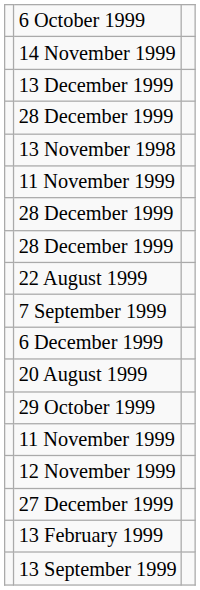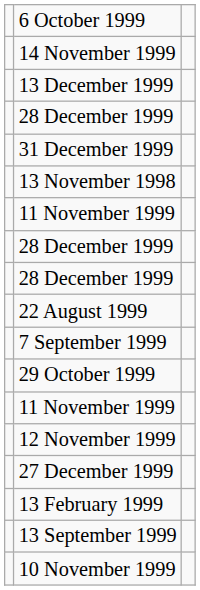+ row: (9, 150)
- row: (9, 343)
- row: (9, 375)
+ row: (9, 569)
